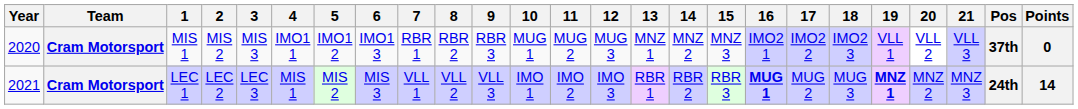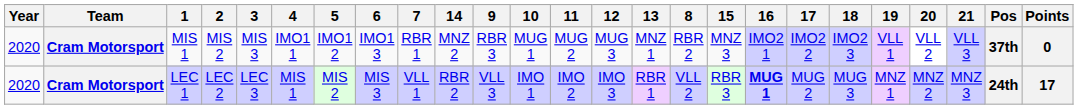columns swapped: (454, 15) <-> (688, 15)
(24, 85) 2021 -> (24, 85) 2020
(890, 85) bold -> (890, 85) normal
(1047, 85) 14 -> (1047, 85) 17
